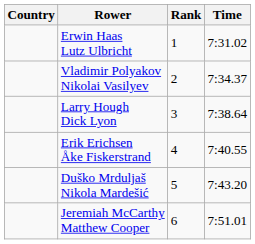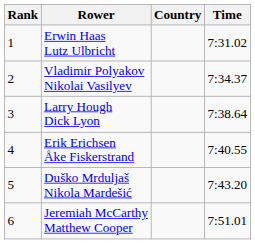columns swapped: (186, 14) <-> (31, 14)
